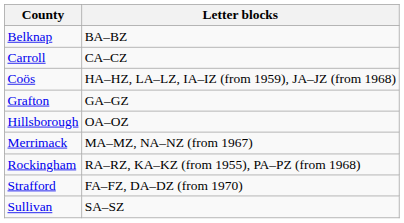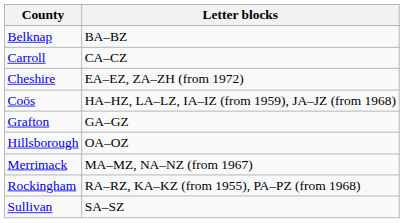+ row: (31, 79)
- row: (32, 185)
